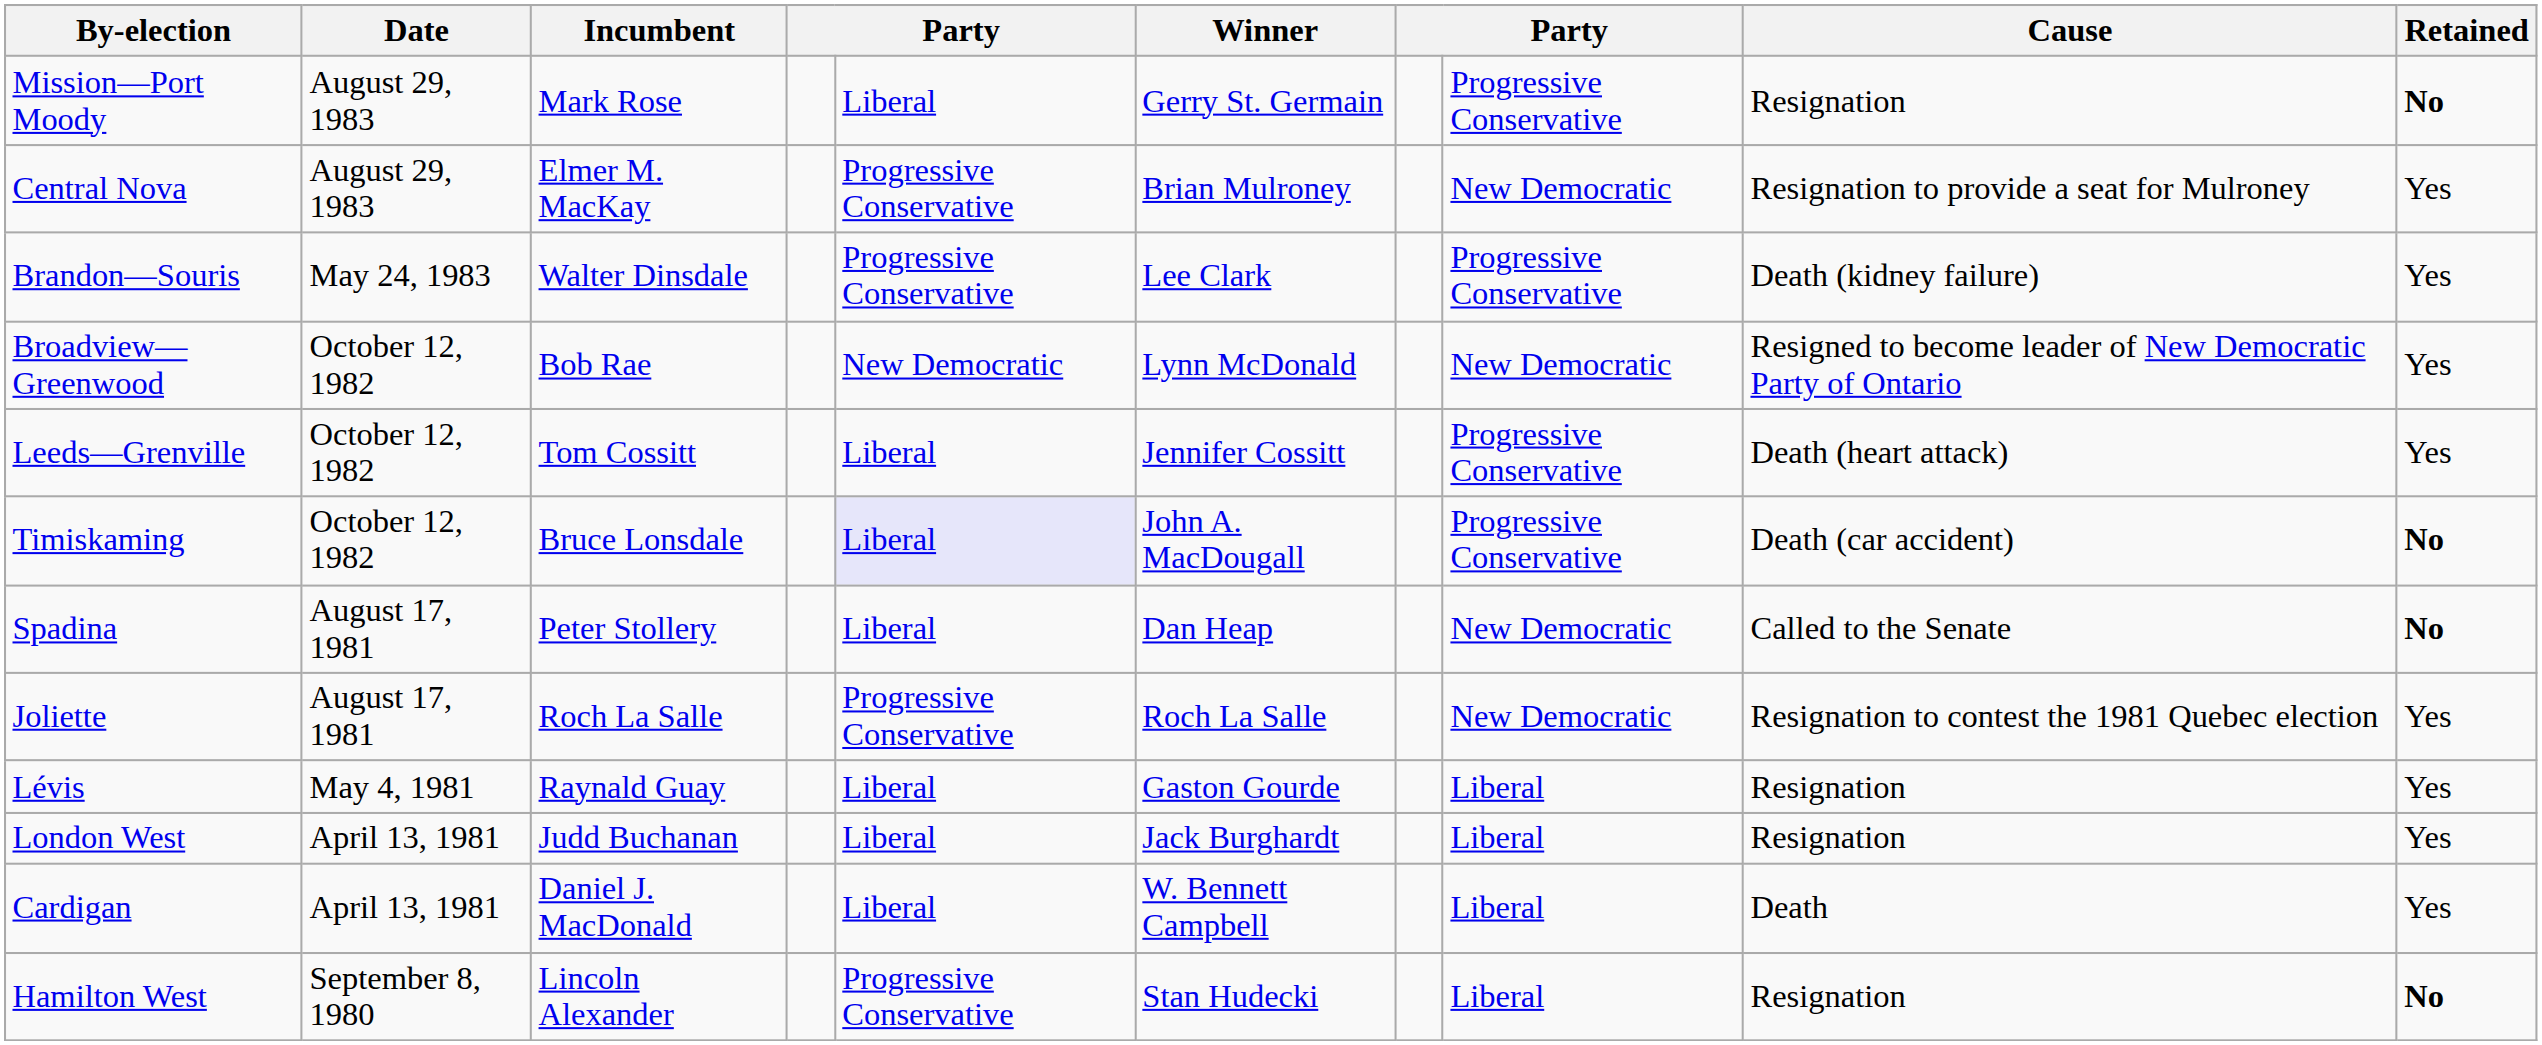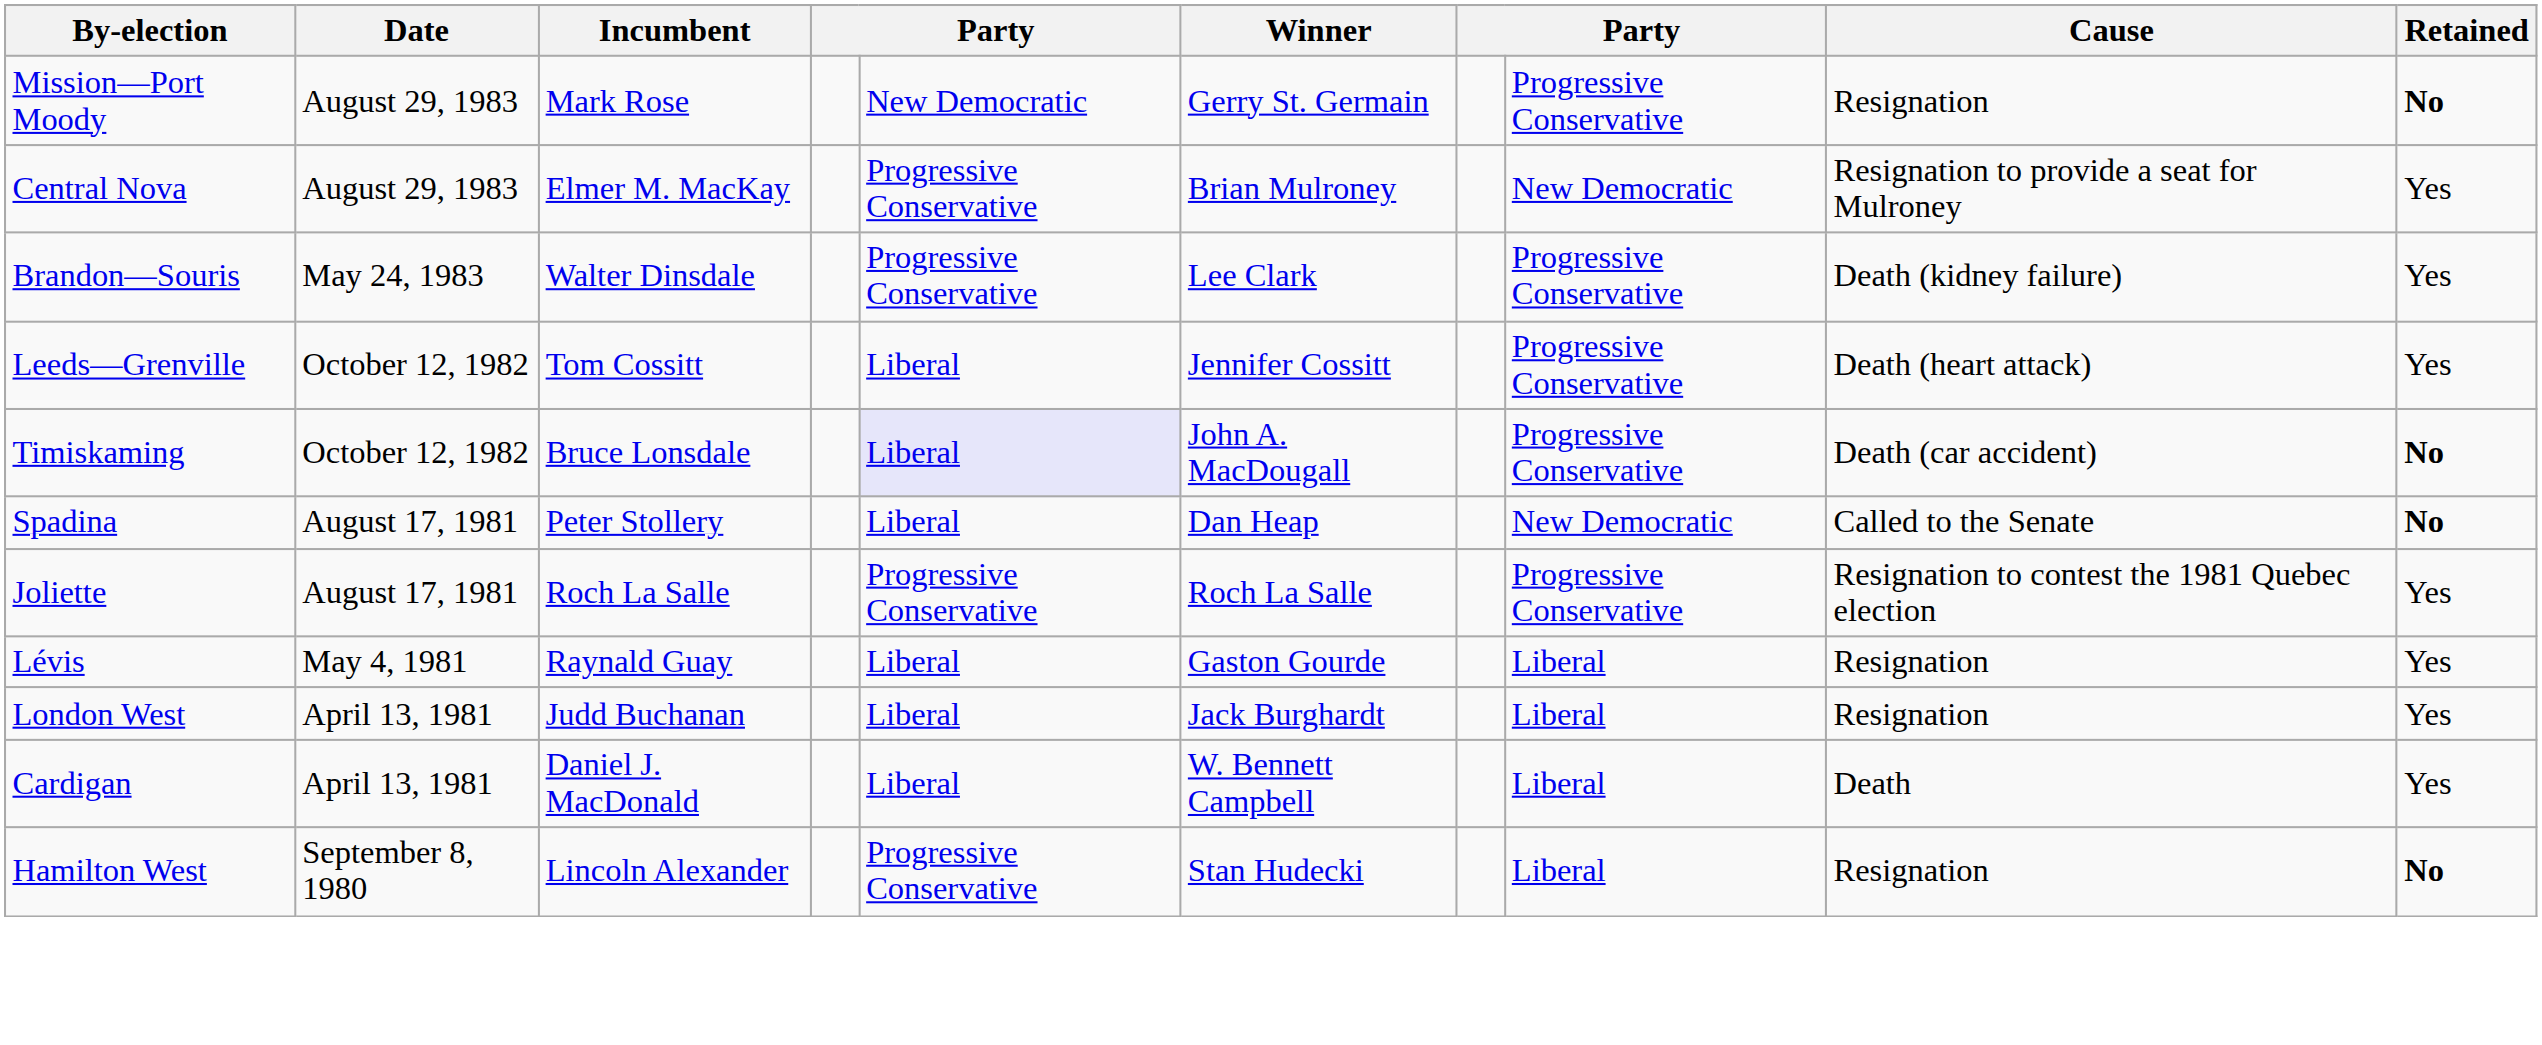(889, 100) Liberal -> (977, 100) New Democratic
- row: (100, 364)
(1561, 716) New Democratic -> (1598, 591) Progressive Conservative
